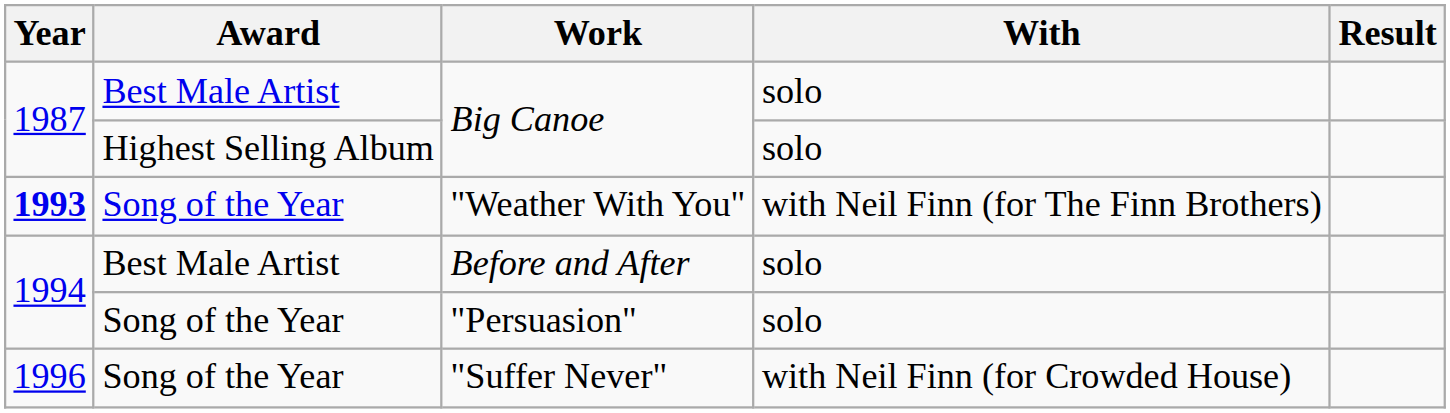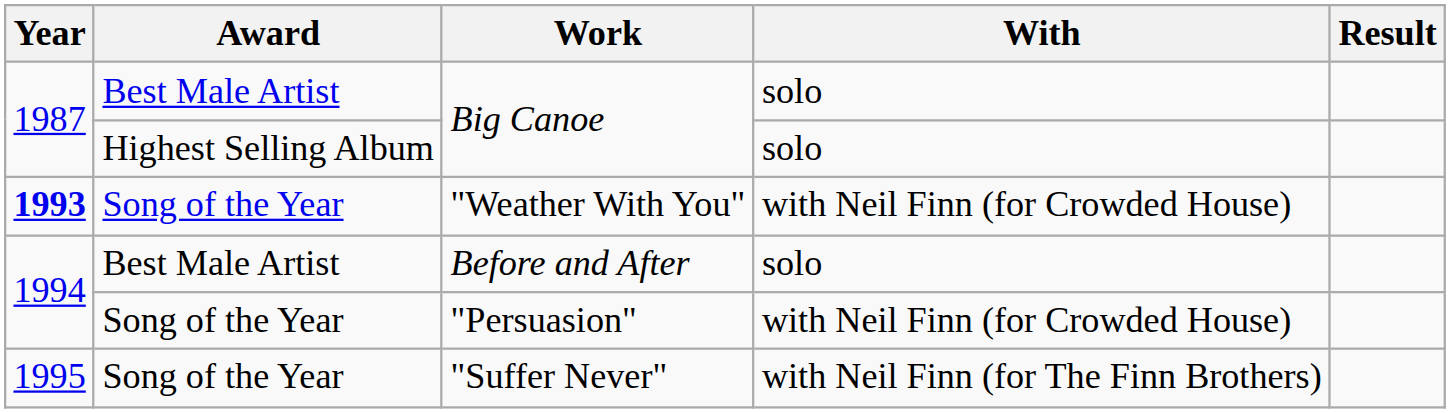(1042, 205) with Neil Finn (for The Finn Brothers) -> (1027, 205) with Neil Finn (for Crowded House)
(792, 319) solo -> (1027, 319) with Neil Finn (for Crowded House)
(50, 377) 1996 -> (50, 377) 1995
(1027, 377) with Neil Finn (for Crowded House) -> (1042, 377) with Neil Finn (for The Finn Brothers)
